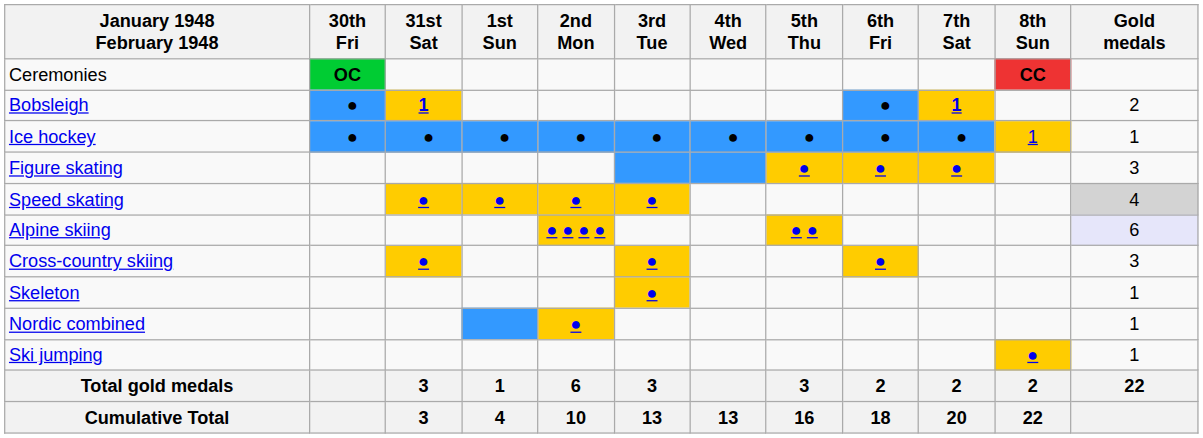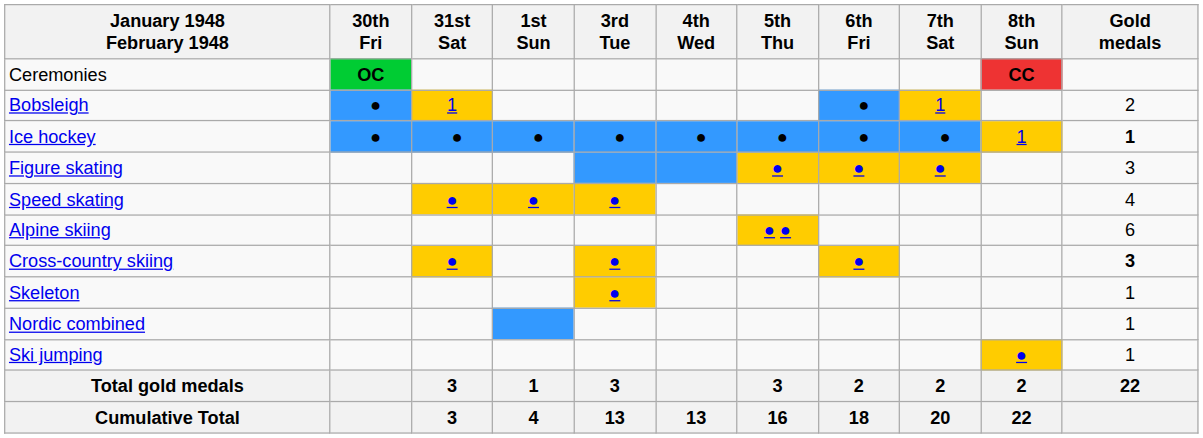- column: (576, 32)
(424, 105) bold -> (452, 105) normal
(957, 105) bold -> (940, 105) normal
(1134, 136) normal -> (1130, 136) bold
(1134, 199) lightgrey background -> (1130, 199) no background
(1134, 230) lavender background -> (1130, 230) no background
(1134, 261) normal -> (1130, 261) bold
